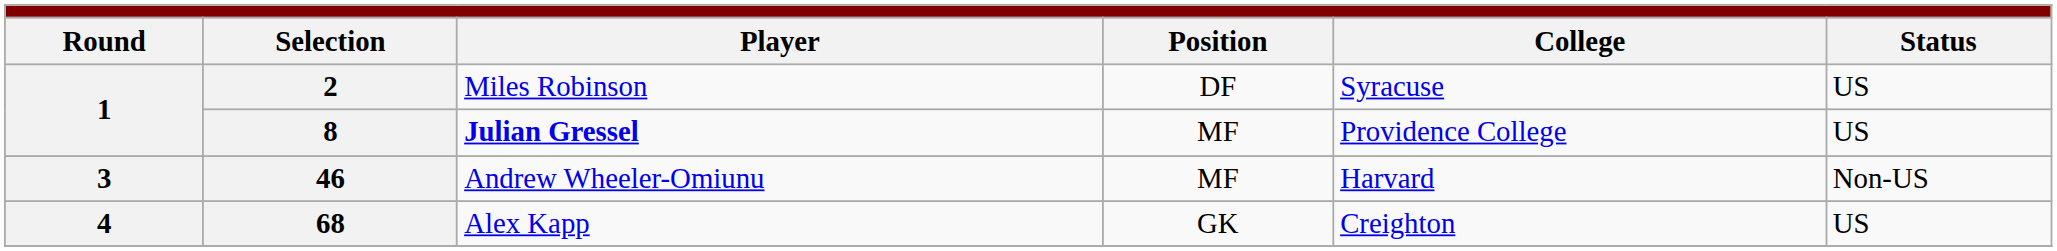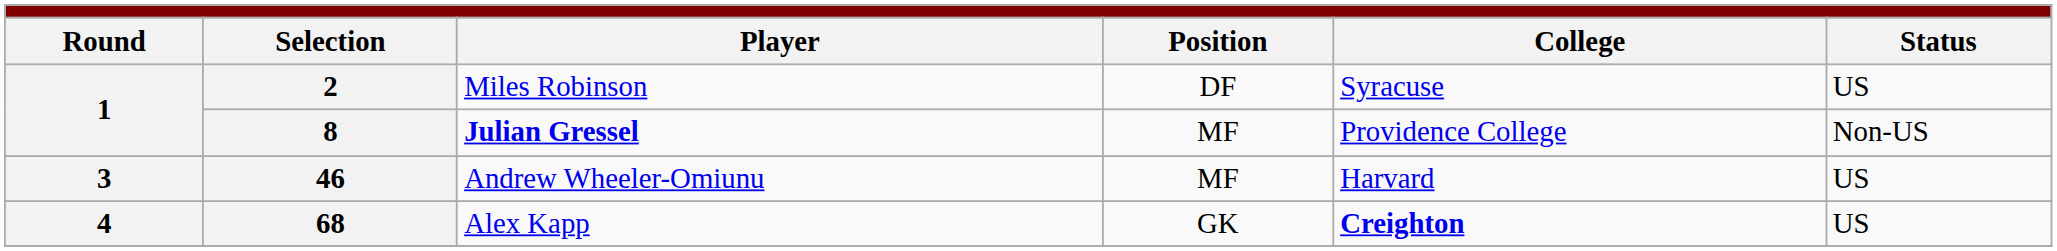(1851, 131) US -> (1881, 131) Non-US
(1881, 177) Non-US -> (1851, 177) US
(1398, 223) normal -> (1402, 223) bold
